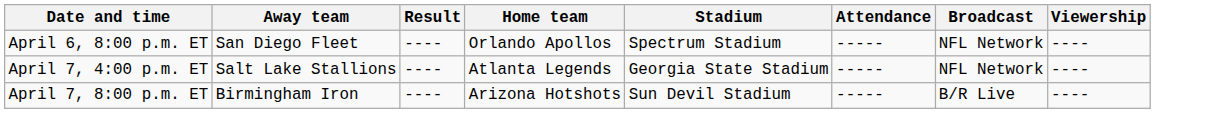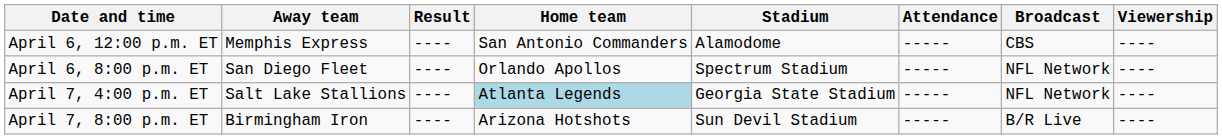+ row: (113, 43)
(540, 69) no background -> (550, 95) lightblue background
